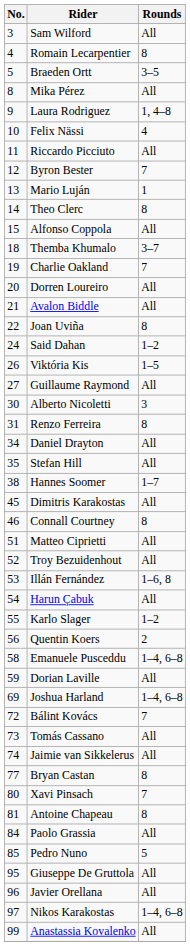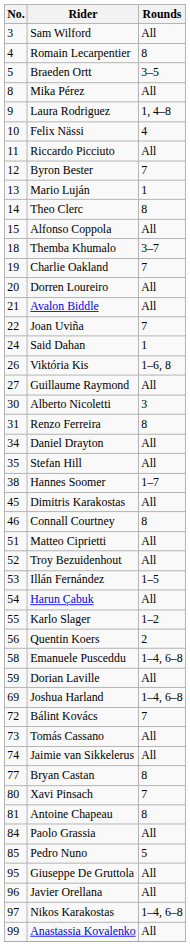(144, 326) 8 -> (144, 326) 7
(150, 345) 1–2 -> (144, 345) 1
(150, 365) 1–5 -> (156, 365) 1–6, 8
(156, 579) 1–6, 8 -> (150, 579) 1–5
